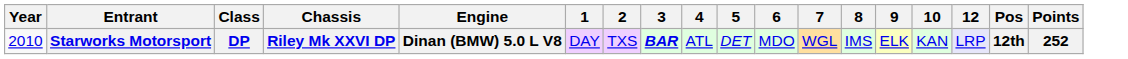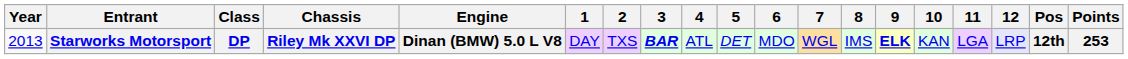+ column: (973, 16)
(25, 41) 2010 -> (25, 41) 2013
(894, 41) normal -> (895, 41) bold
(1056, 41) 252 -> (1096, 41) 253
